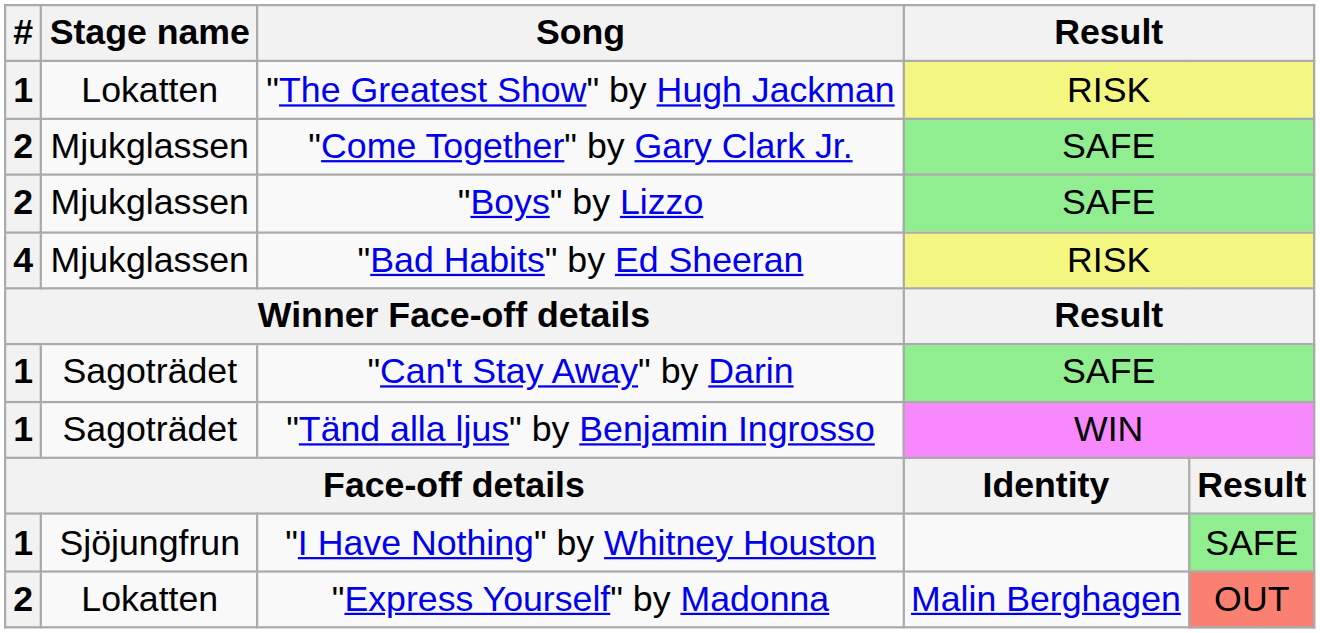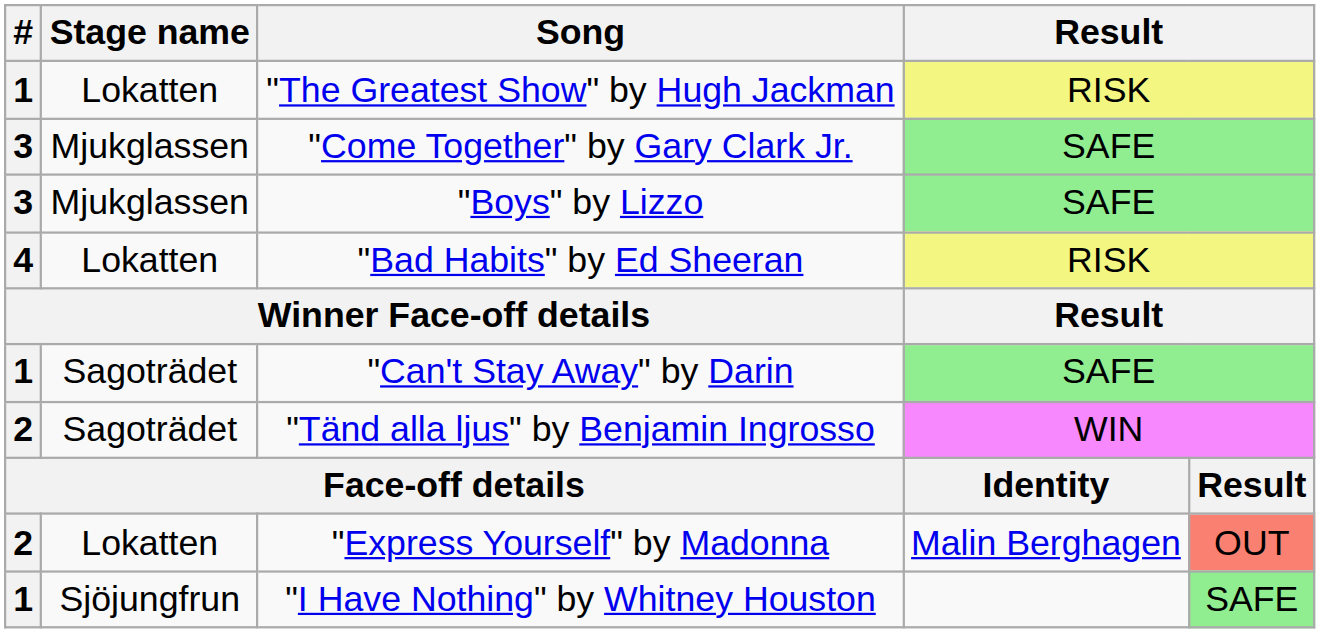(23, 145) 2 -> (23, 145) 3
(23, 202) 2 -> (23, 202) 3
(150, 259) Mjukglassen -> (150, 259) Lokatten
(23, 428) 1 -> (23, 428) 2
rows swapped: (580, 542) <-> (580, 598)
